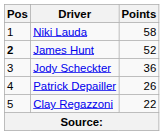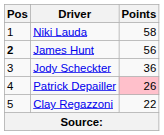(150, 50) 52 -> (150, 50) 56
(150, 86) no background -> (150, 86) pink background
